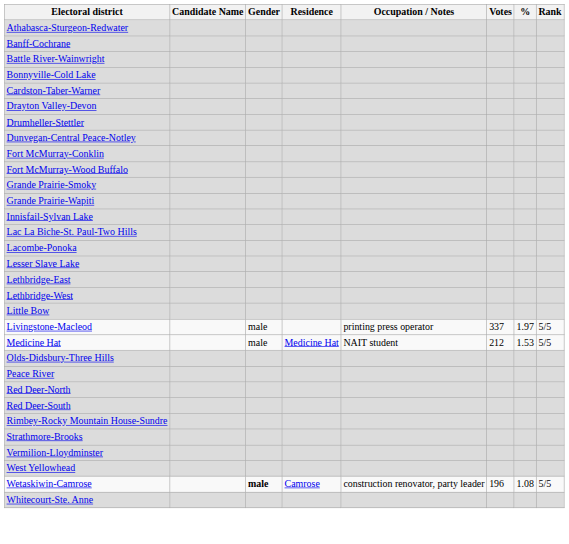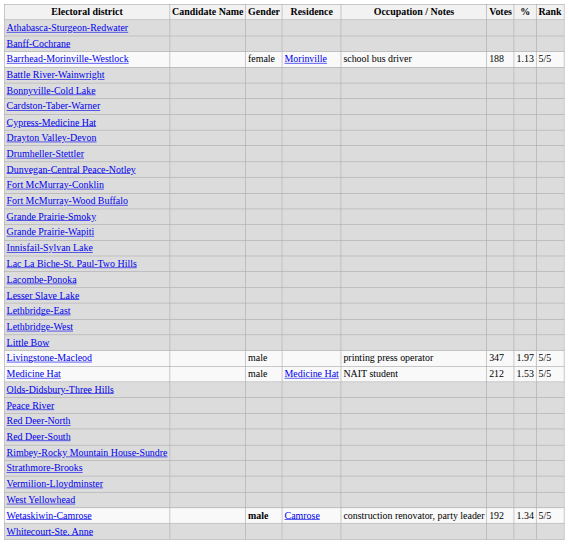+ row: (68, 59)
+ row: (51, 122)
(497, 327) 337 -> (497, 358) 347
(497, 484) 196 -> (497, 515) 192
(525, 484) 1.08 -> (525, 515) 1.34
